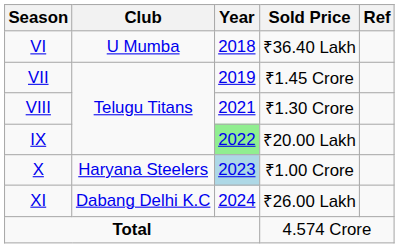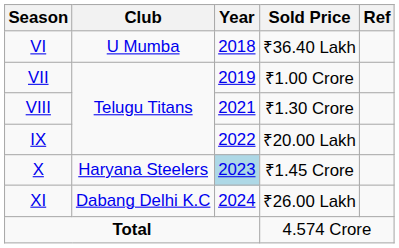(310, 78) ₹1.45 Crore -> (310, 78) ₹1.00 Crore
(237, 139) lightgreen background -> (237, 139) no background
(310, 170) ₹1.00 Crore -> (310, 170) ₹1.45 Crore
